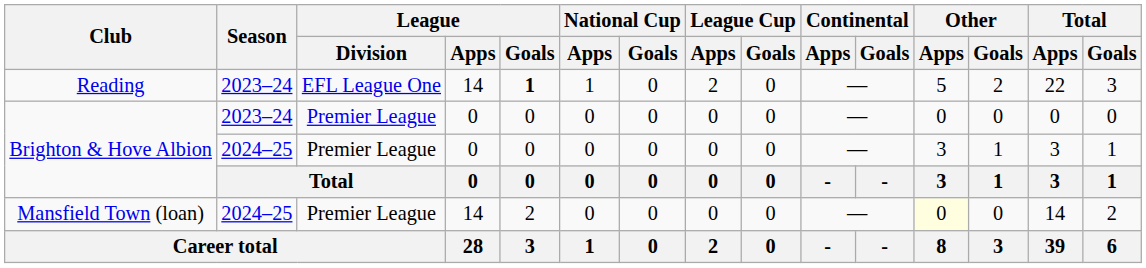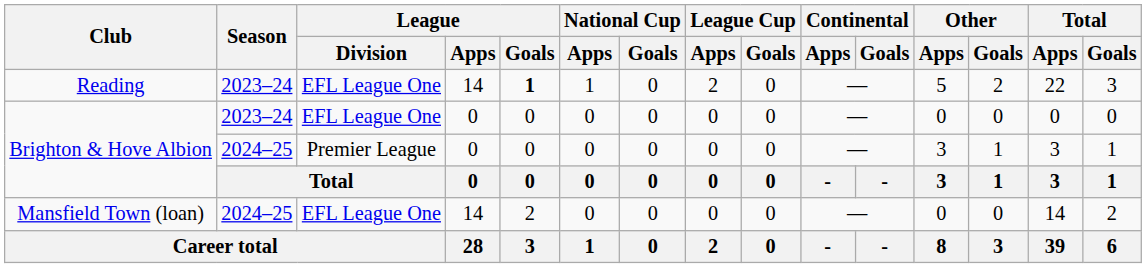(371, 117) Premier League -> (371, 117) EFL League One
(371, 213) Premier League -> (371, 213) EFL League One
(941, 213) lightyellow background -> (941, 213) no background
